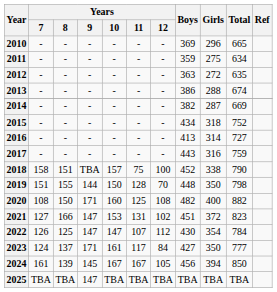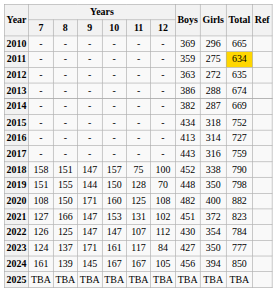(239, 59) no background -> (239, 59) gold background
(90, 169) TBA -> (90, 169) 147
(90, 279) 147 -> (90, 279) TBA
